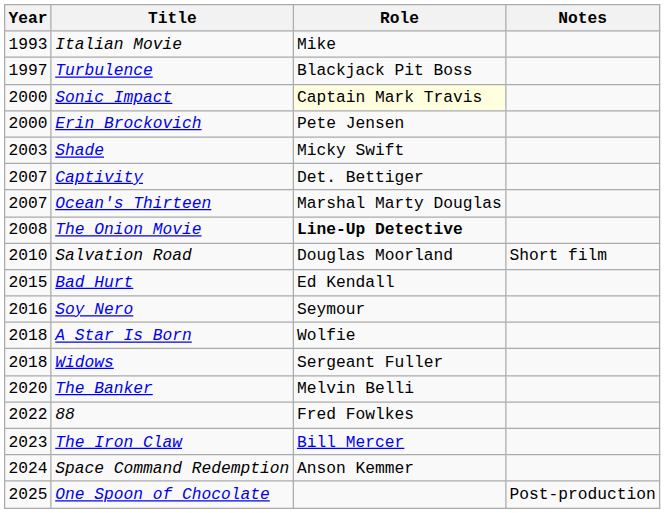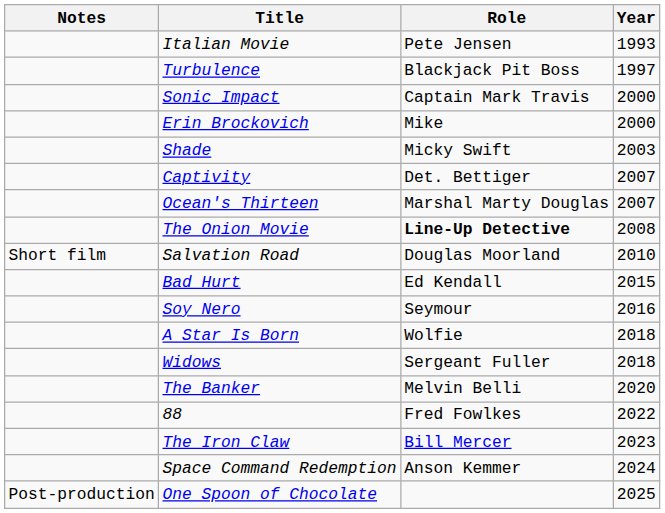columns swapped: (28, 18) <-> (583, 18)
(317, 44) Mike -> (458, 44) Pete Jensen
(390, 97) lightyellow background -> (497, 97) no background
(351, 124) Pete Jensen -> (424, 124) Mike
